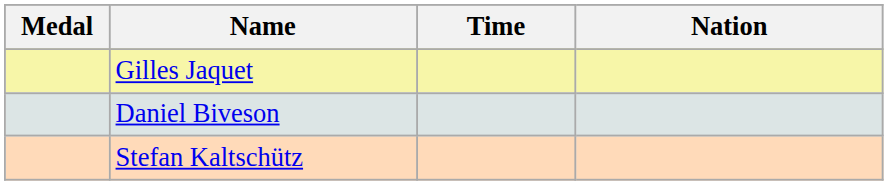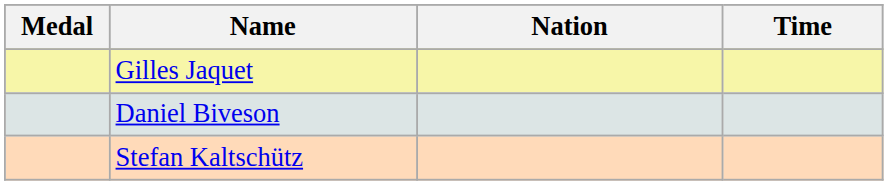columns swapped: (729, 26) <-> (496, 26)
